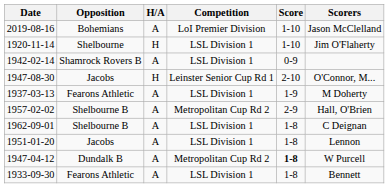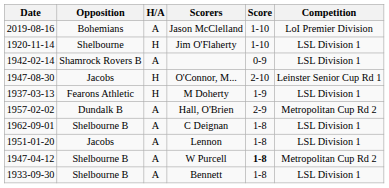columns swapped: (222, 12) <-> (345, 12)
(155, 93) A -> (155, 93) H
(100, 110) Shelbourne B -> (100, 110) Dundalk B
(100, 158) Dundalk B -> (100, 158) Shelbourne B
(100, 175) Fearons Athletic -> (100, 175) Shelbourne B
